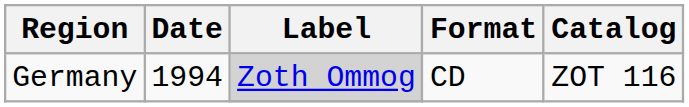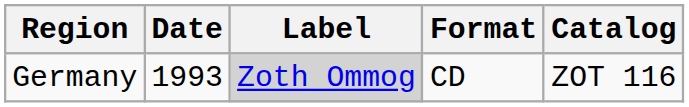(187, 78) 1994 -> (187, 78) 1993
